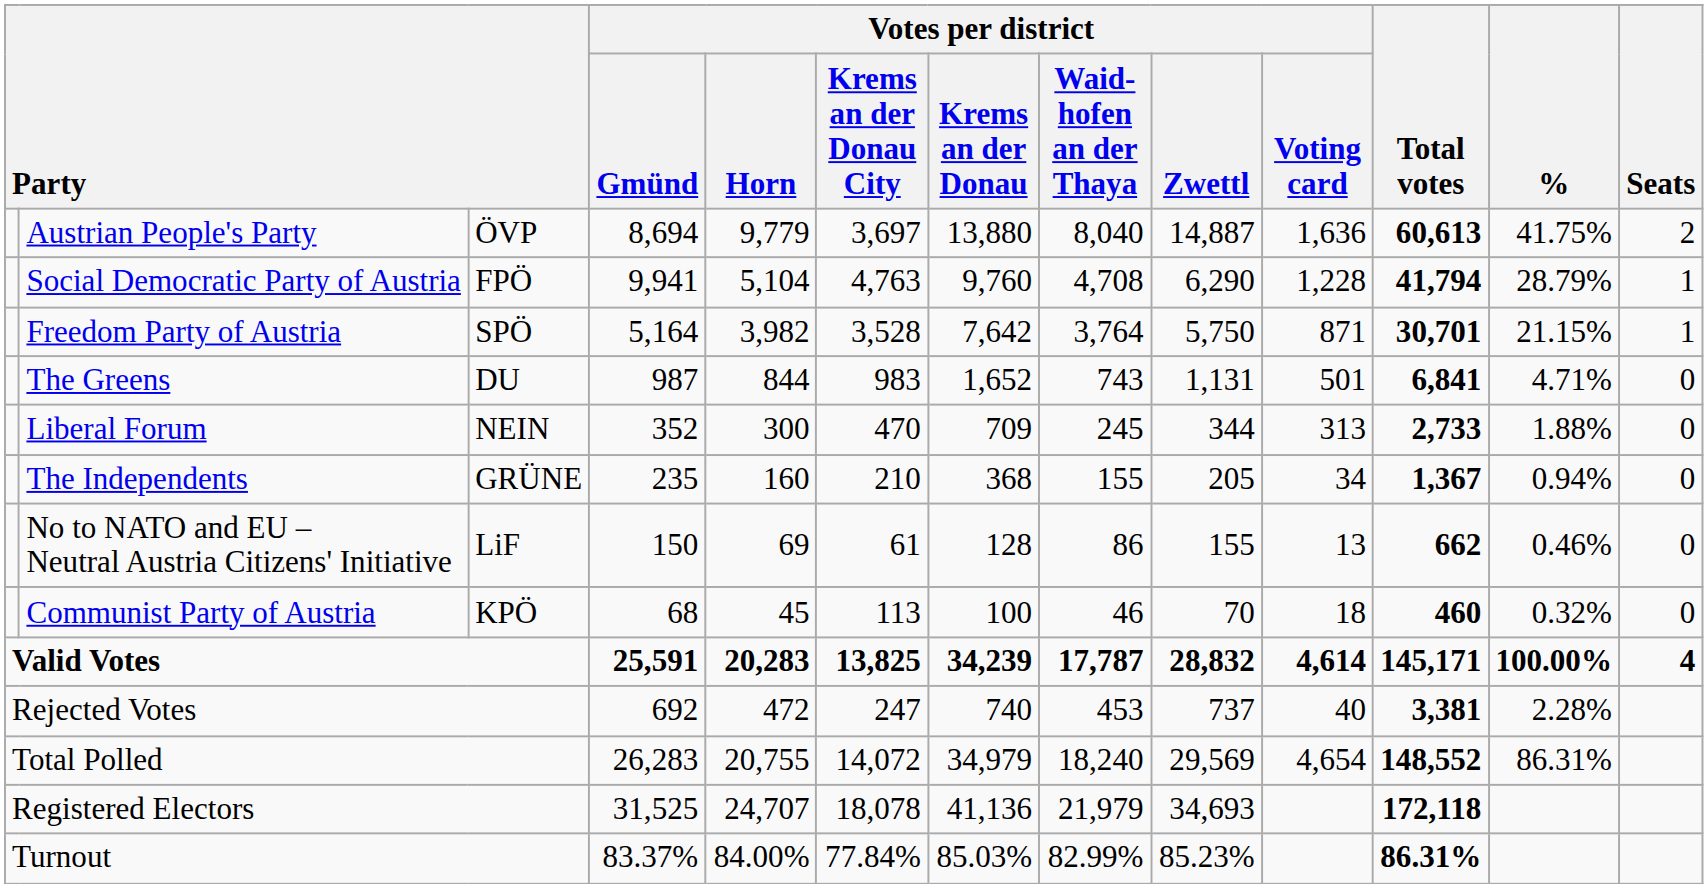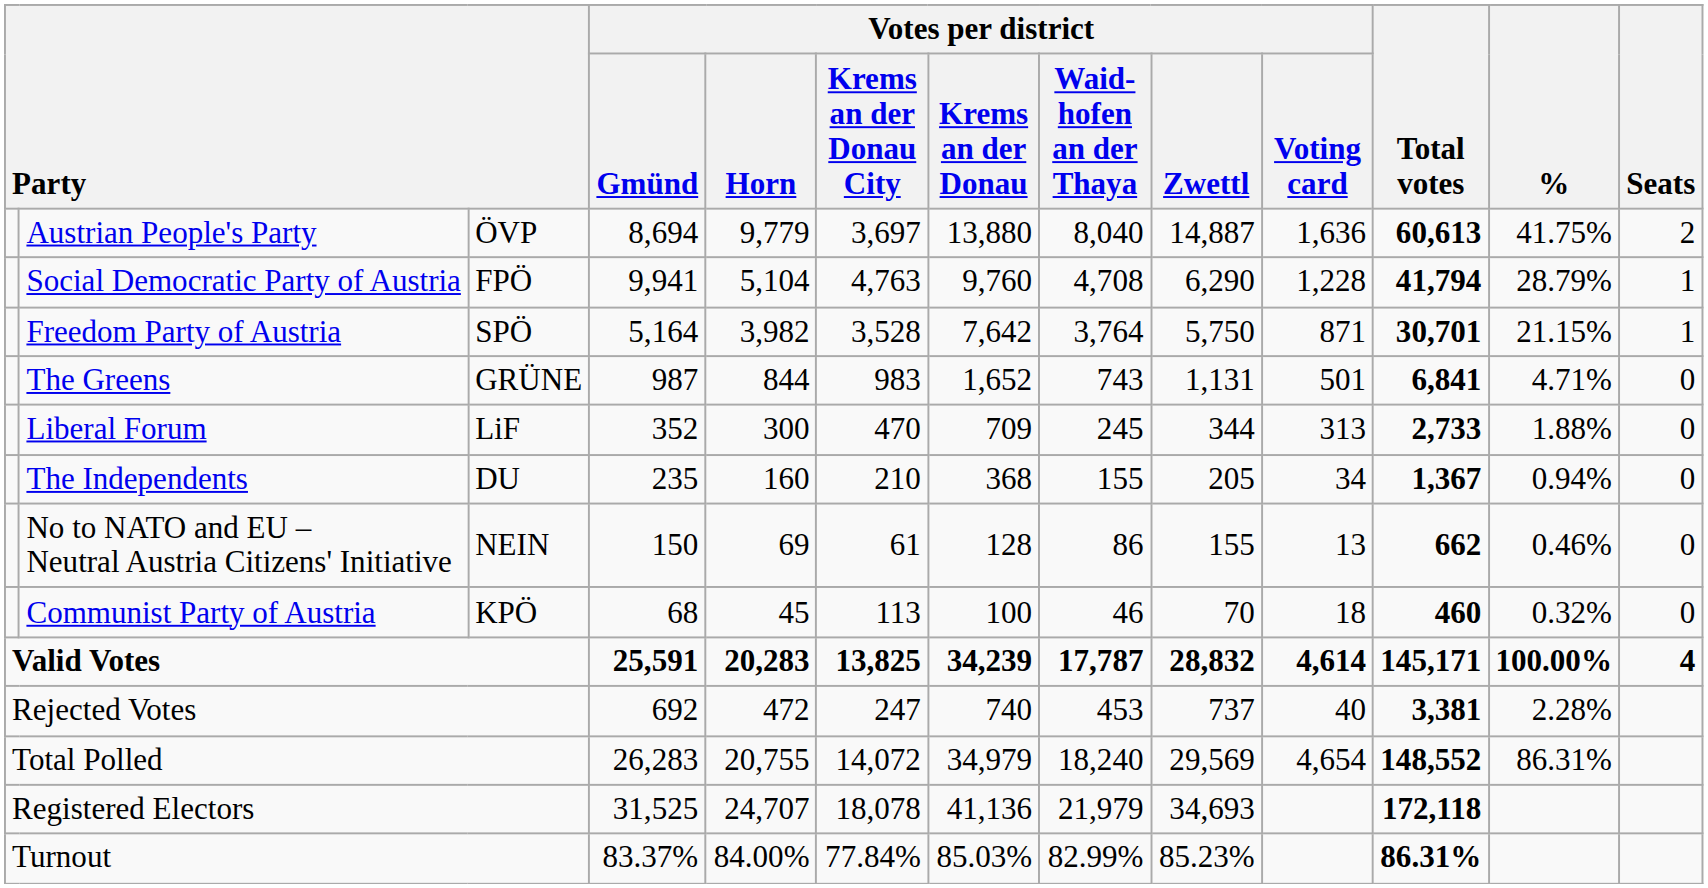(498, 380) DU -> (529, 380) GRÜNE
(512, 429) NEIN -> (498, 429) LiF
(529, 478) GRÜNE -> (498, 478) DU
(498, 545) LiF -> (512, 545) NEIN
